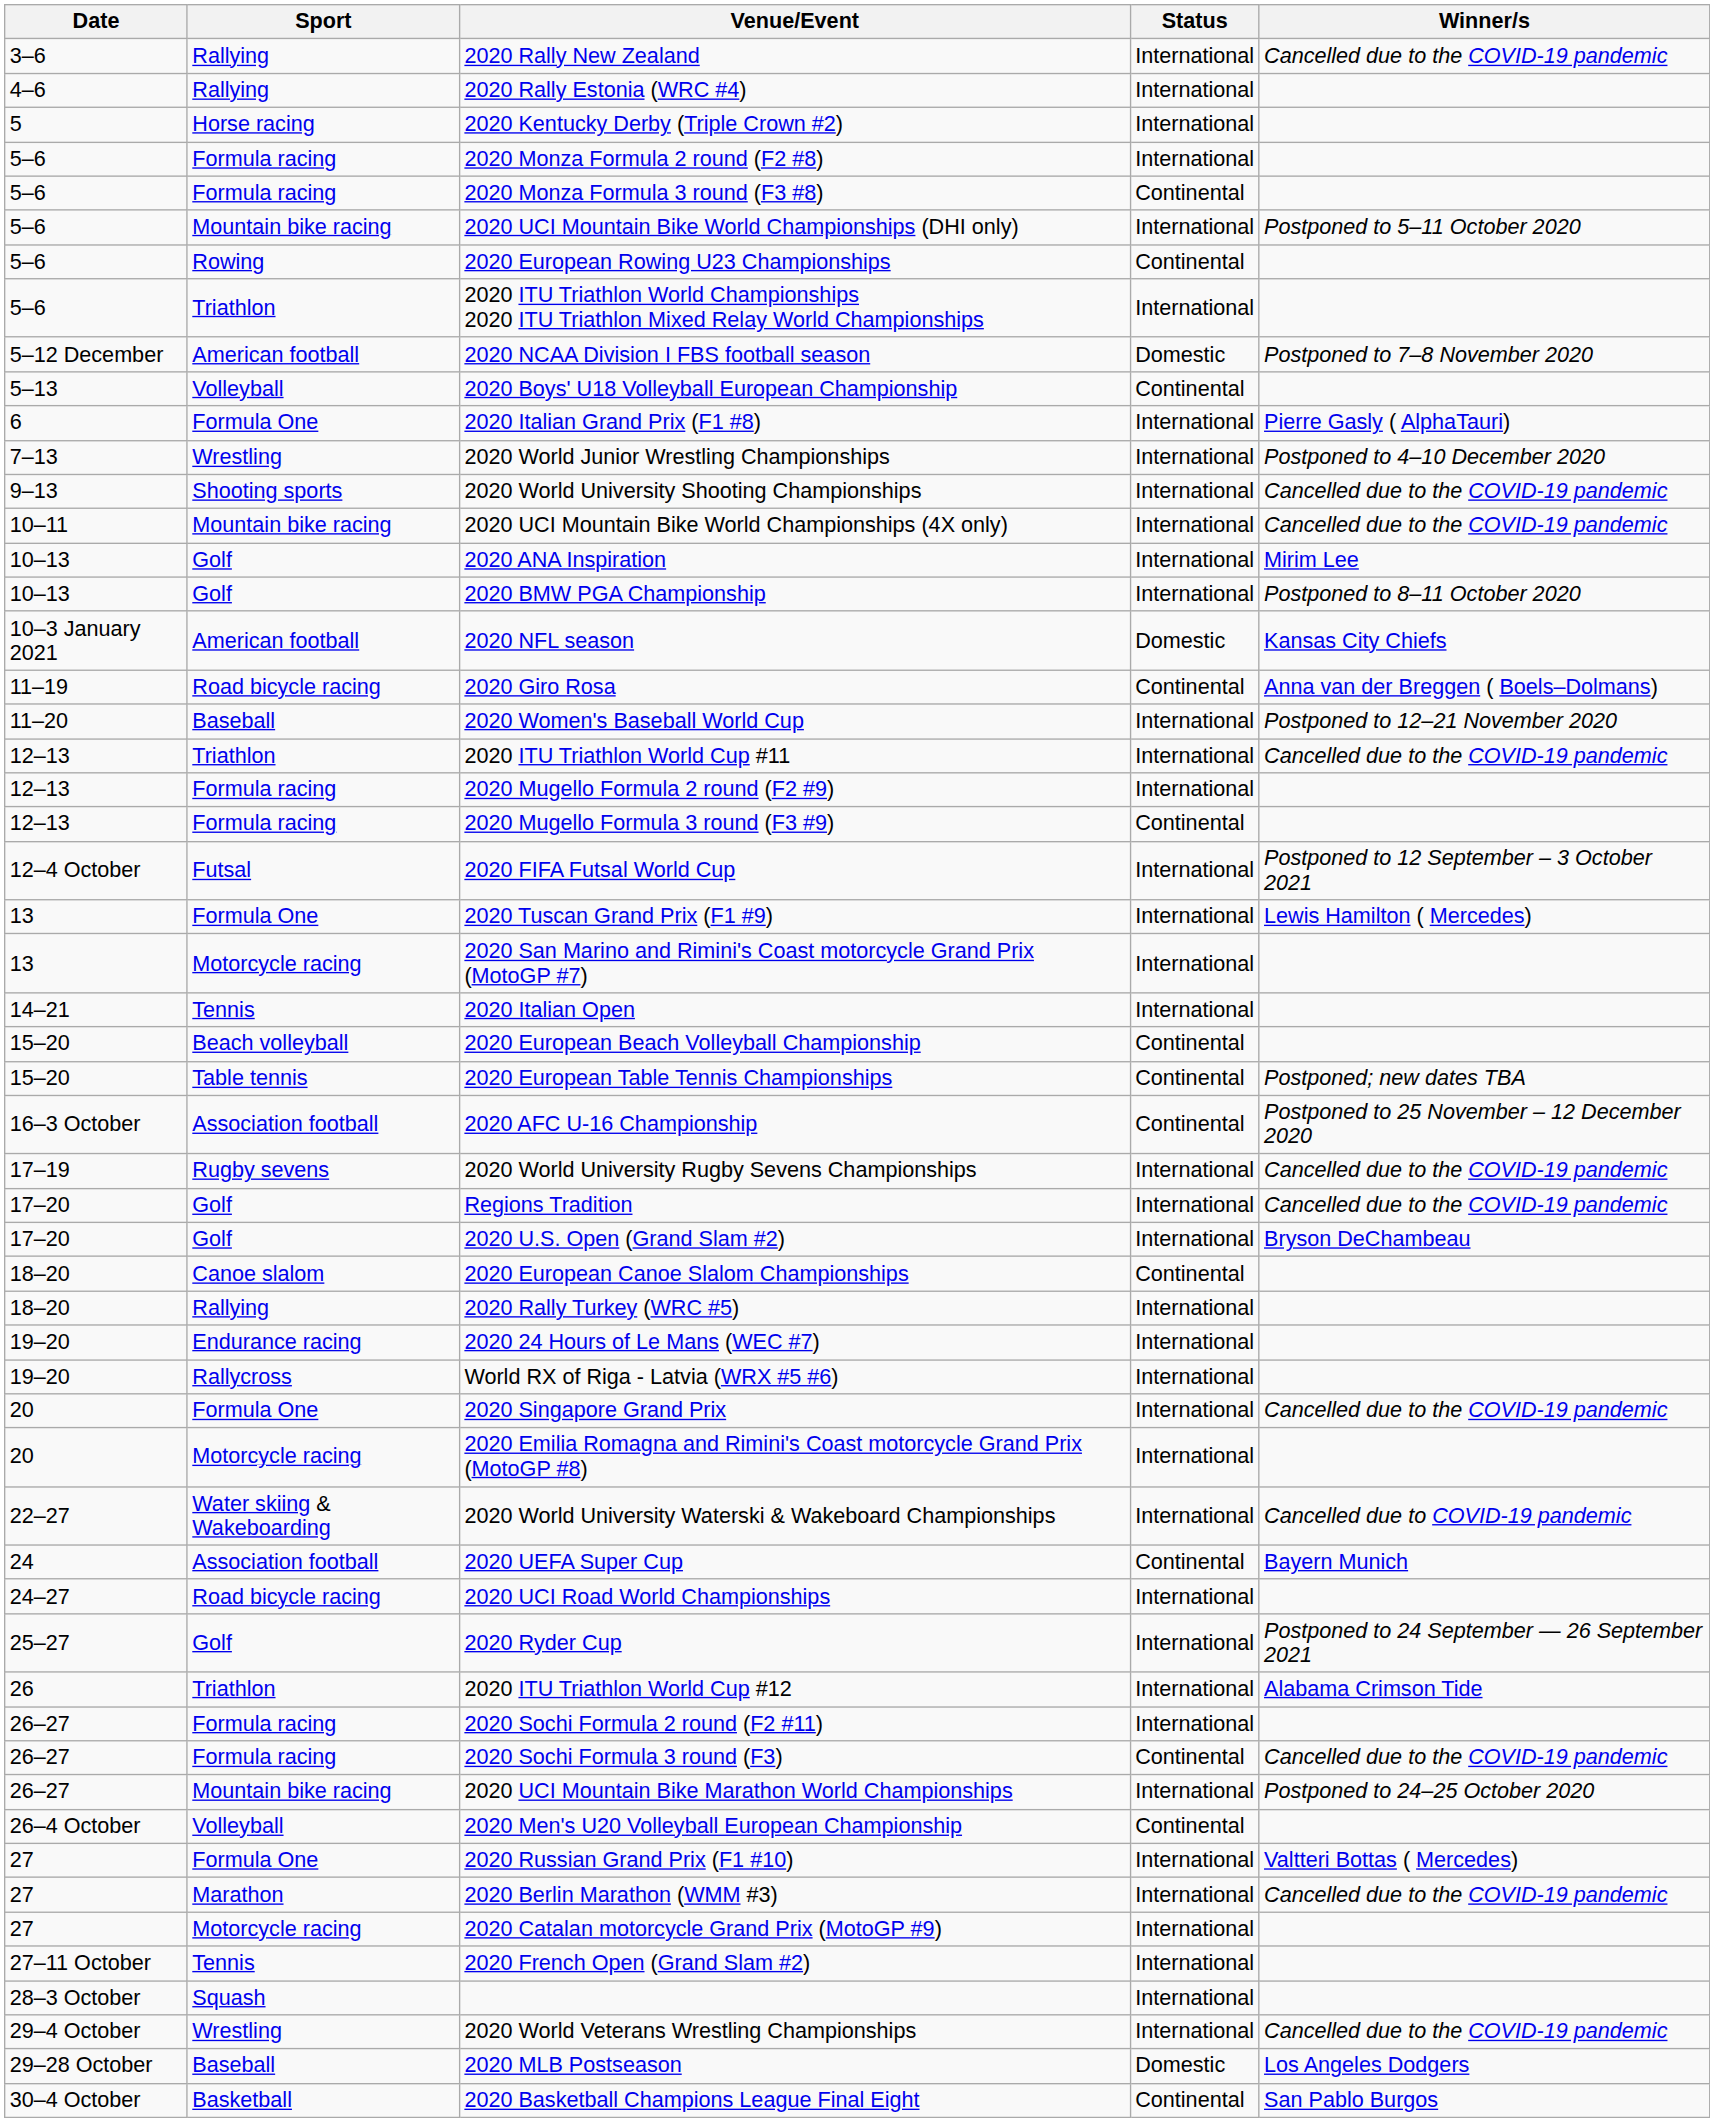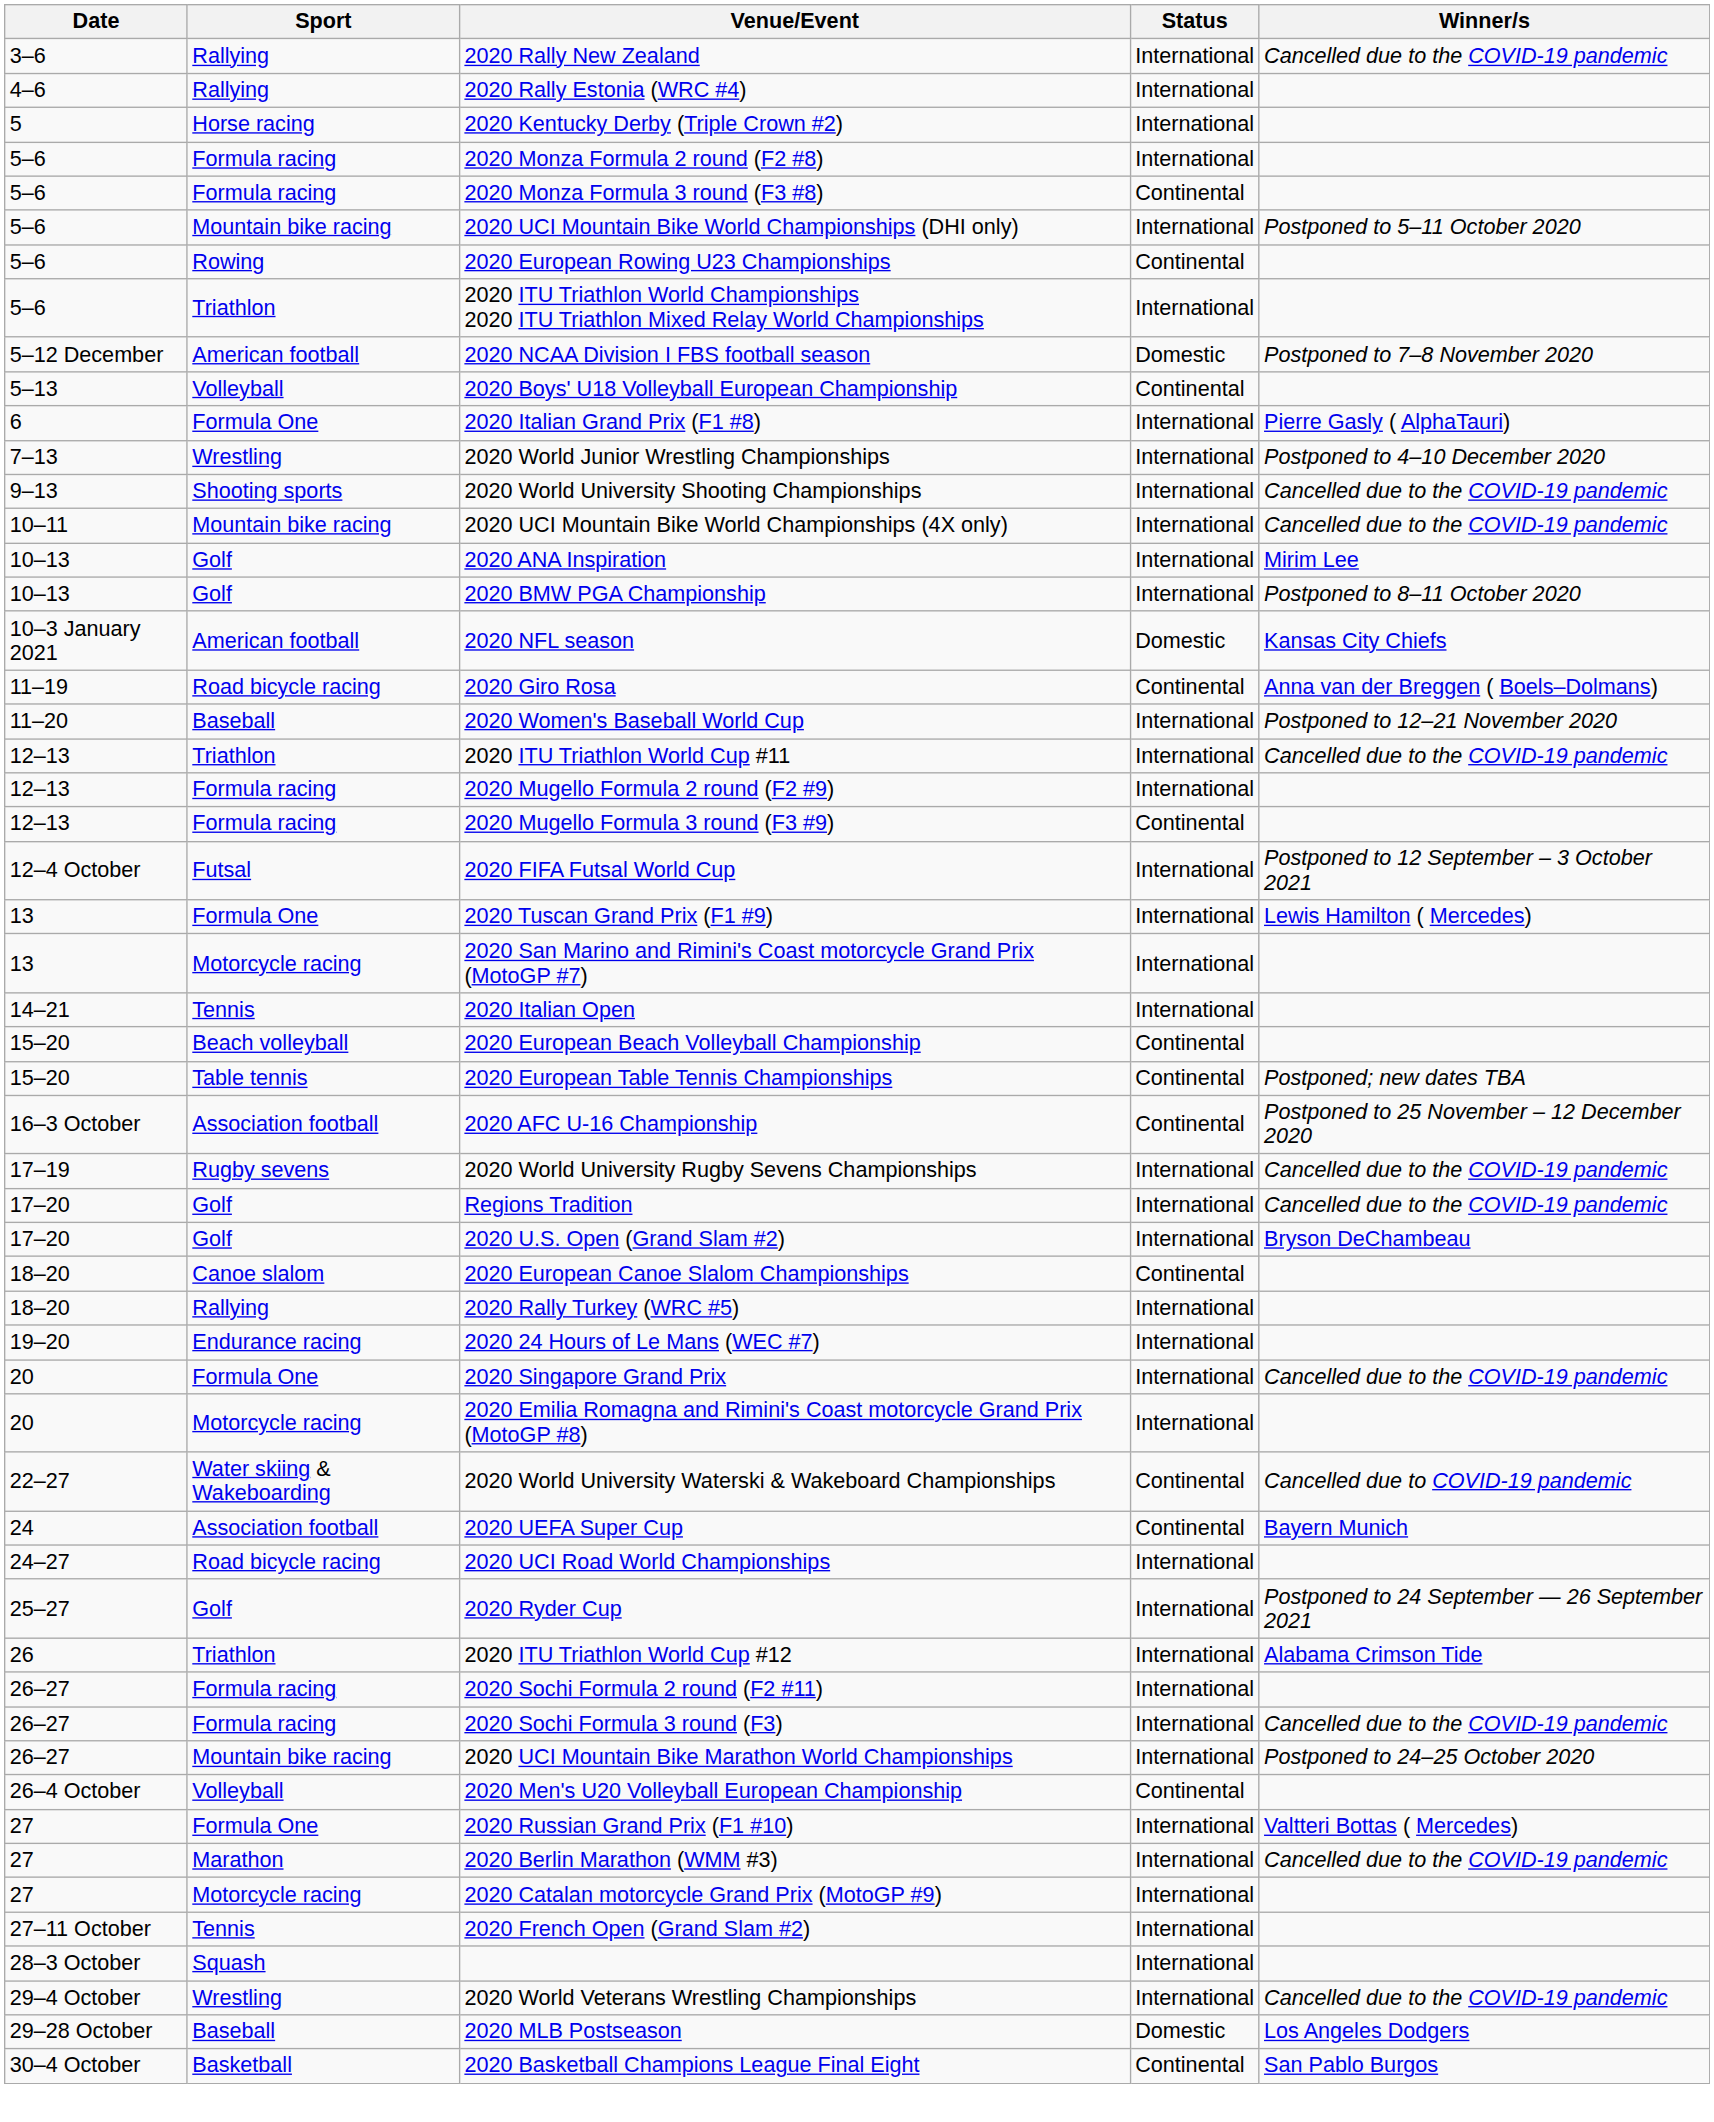- row: (651, 1376)
(1195, 1515) International -> (1190, 1481) Continental
(1190, 1757) Continental -> (1195, 1723) International
